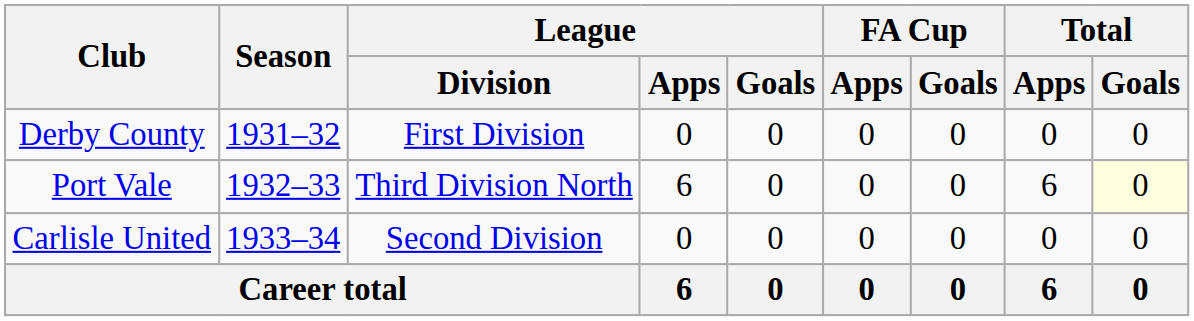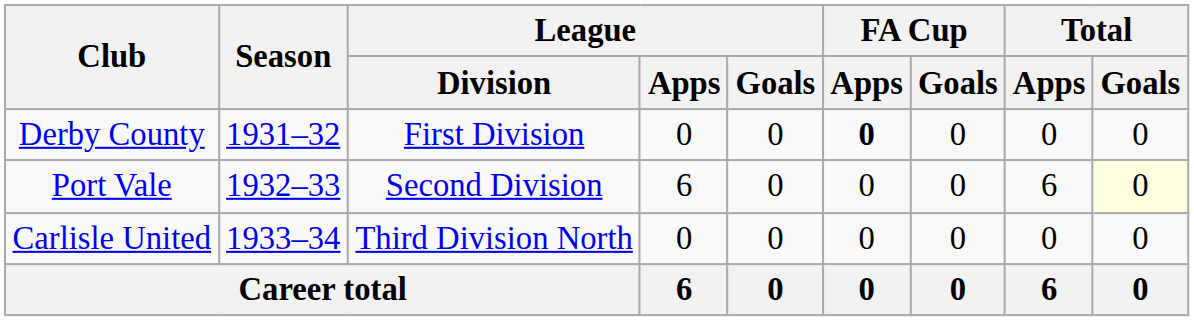(867, 133) normal -> (867, 133) bold
(494, 185) Third Division North -> (494, 185) Second Division
(494, 237) Second Division -> (494, 237) Third Division North
